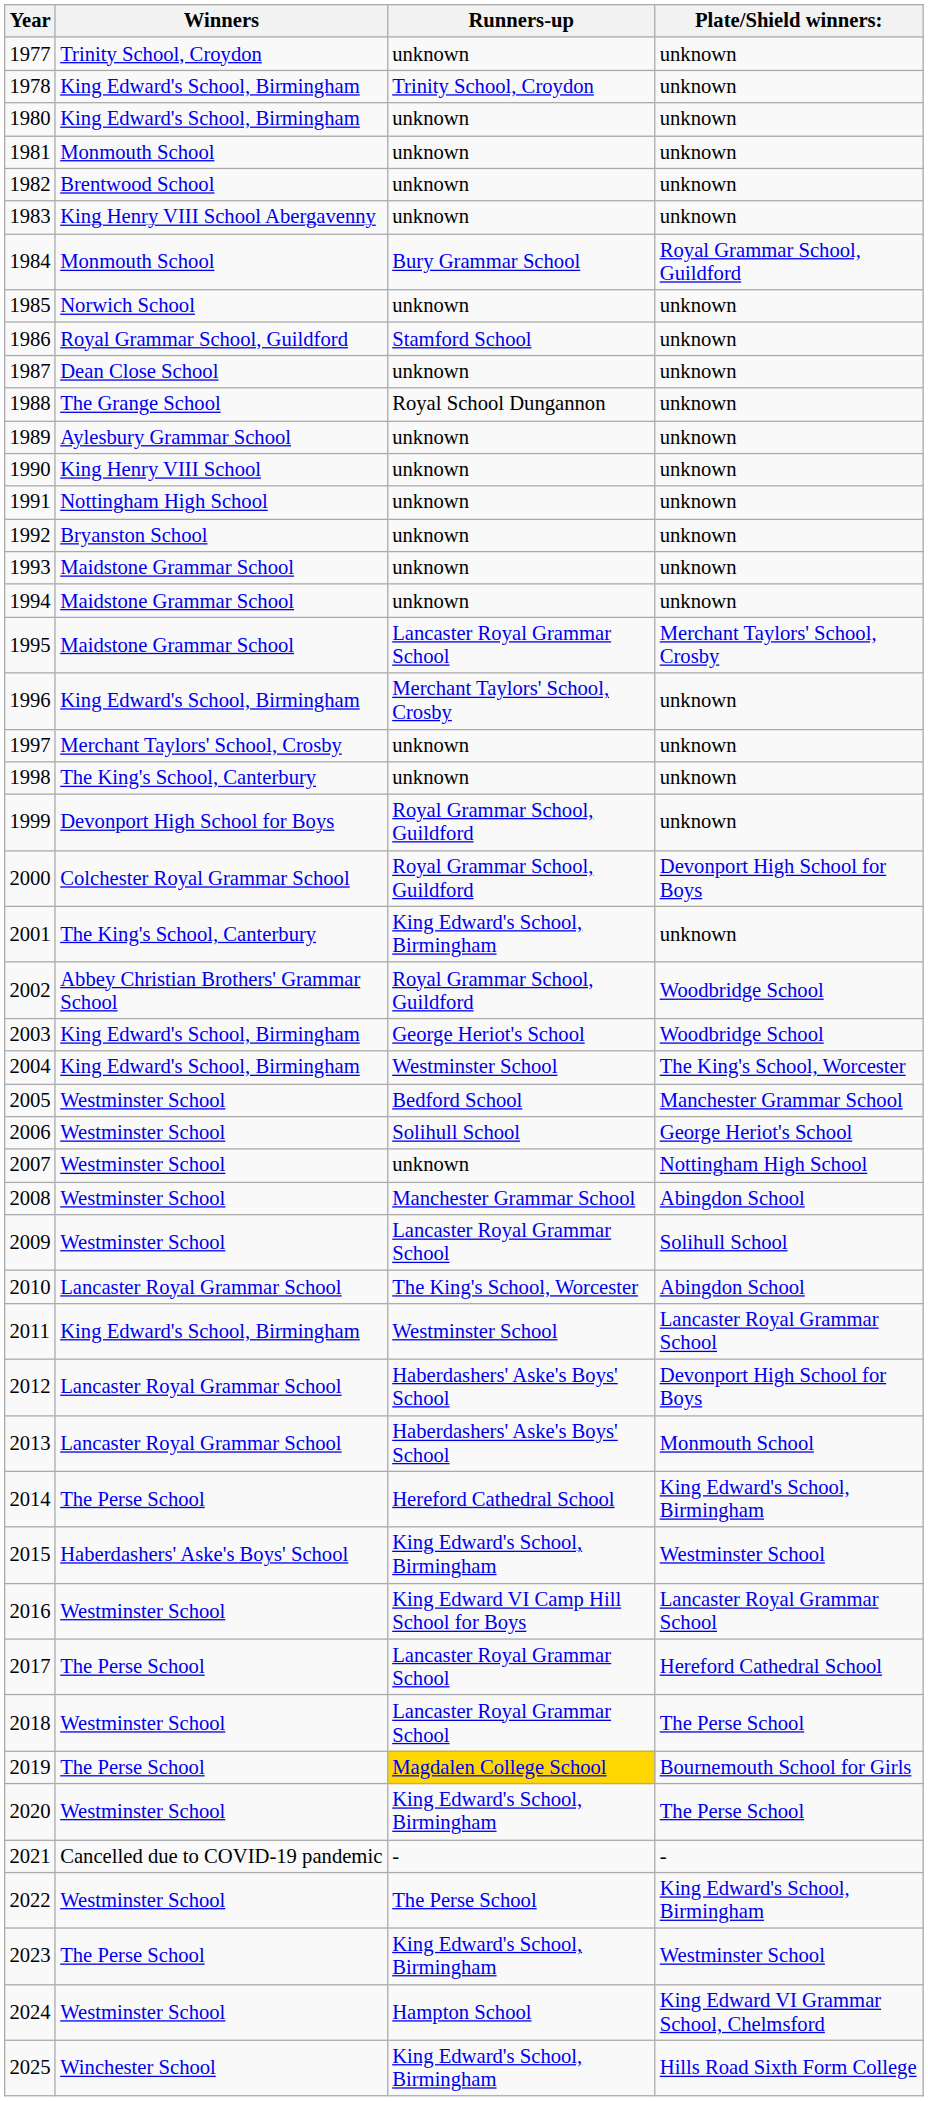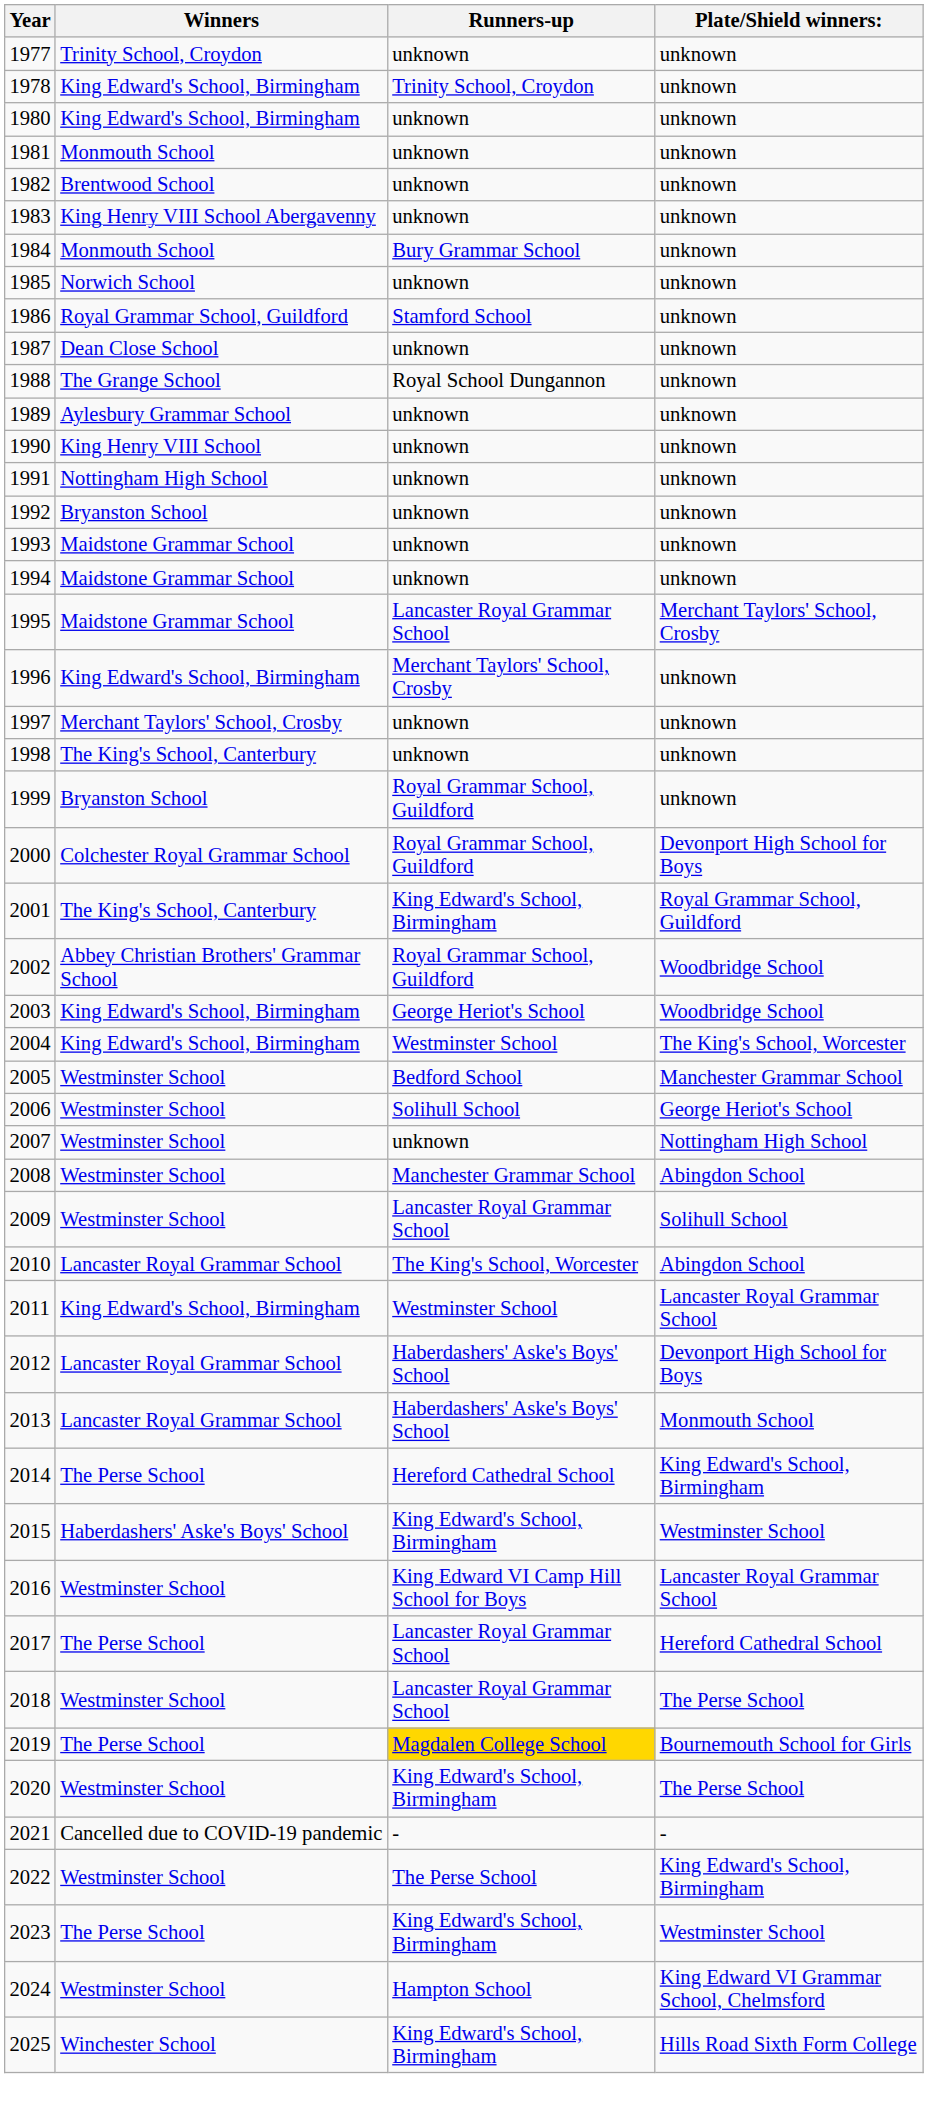(760, 261) Royal Grammar School, Guildford -> (698, 250) unknown
(197, 822) Devonport High School for Boys -> (134, 799) Bryanston School
(698, 934) unknown -> (760, 910) Royal Grammar School, Guildford
